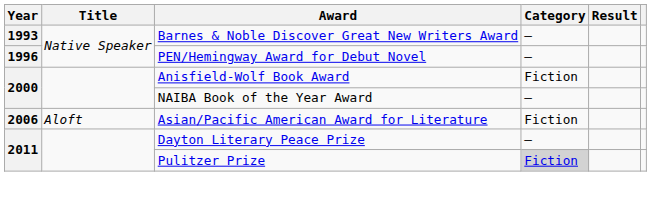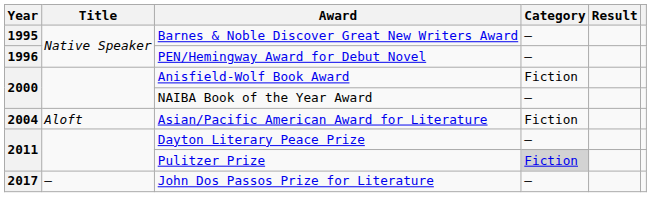(23, 36) 1993 -> (23, 36) 1995
(23, 119) 2006 -> (23, 119) 2004
+ row: (296, 181)
